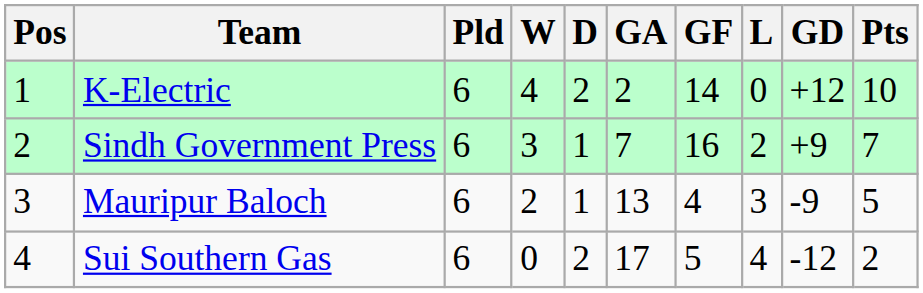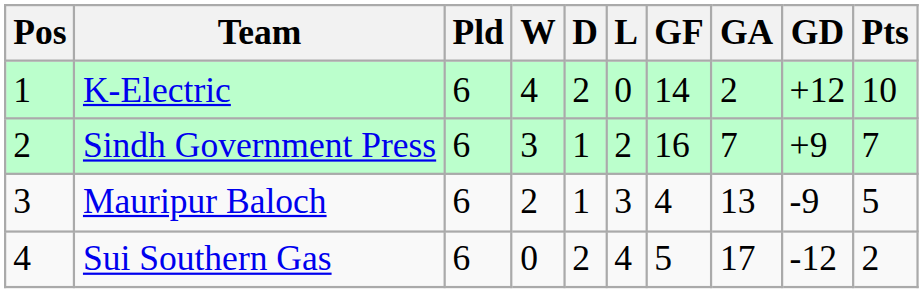columns swapped: (761, 32) <-> (641, 32)
